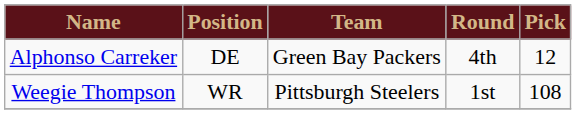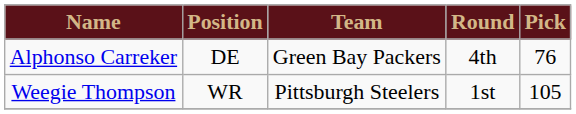(545, 56) 12 -> (545, 56) 76
(545, 91) 108 -> (545, 91) 105
